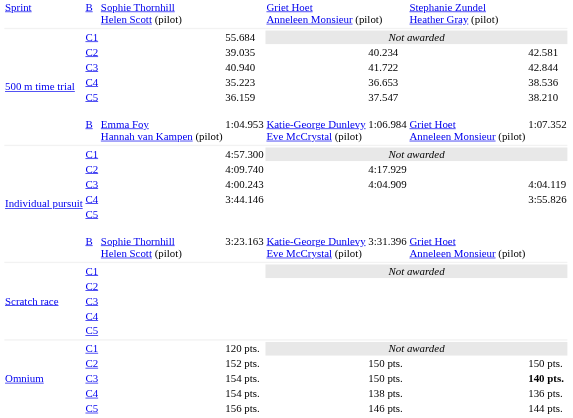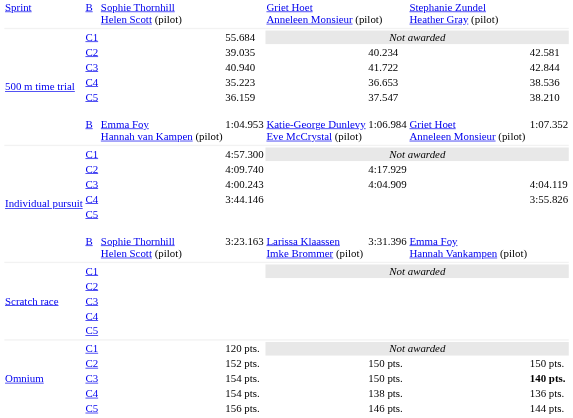(316, 247) Katie-George Dunlevy Eve McCrystal (pilot) -> (315, 247) Larissa Klaassen Imke Brommer (pilot)
(467, 247) Griet Hoet Anneleen Monsieur (pilot) -> (468, 247) Emma Foy Hannah Vankampen (pilot)
